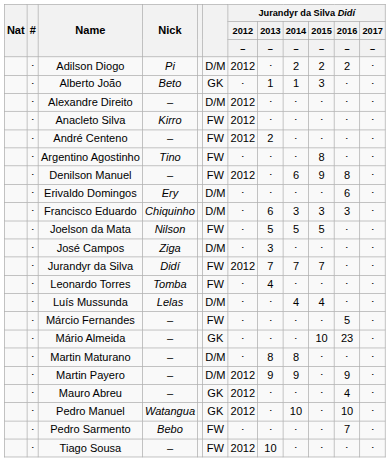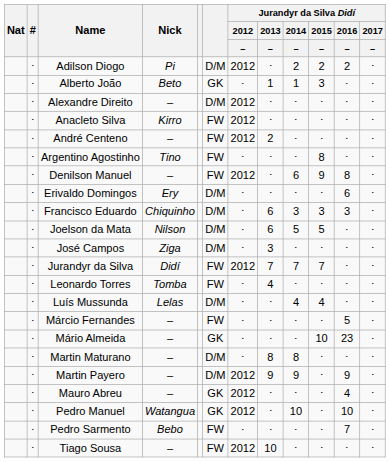(215, 229) FW -> (215, 229) D/M
(270, 229) 5 -> (270, 229) 6
